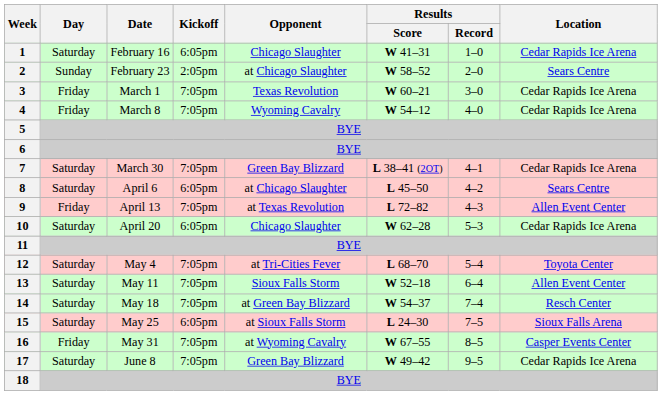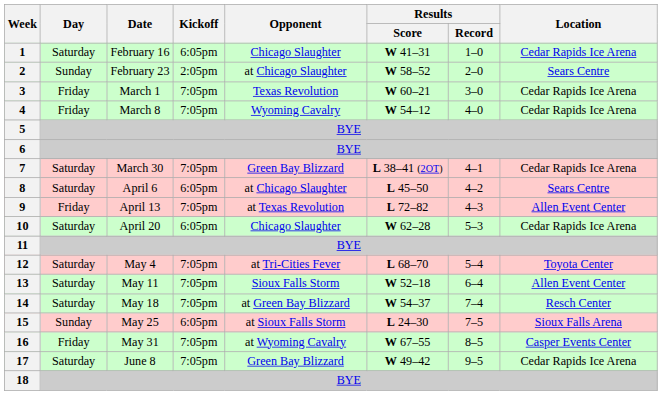(74, 322) Saturday -> (74, 322) Sunday
